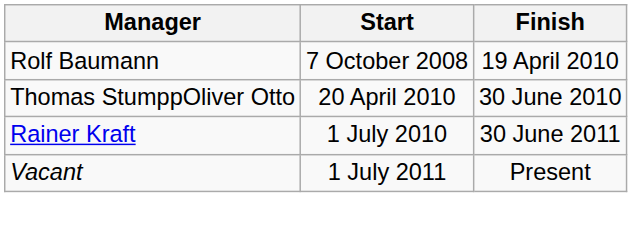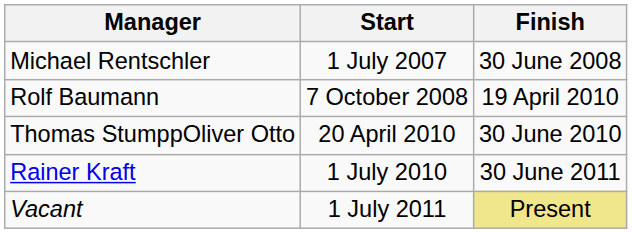+ row: (110, 60)
(550, 172) no background -> (550, 209) khaki background
